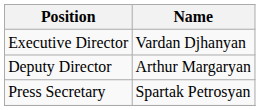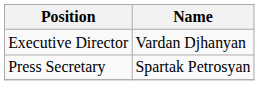- row: (60, 67)
